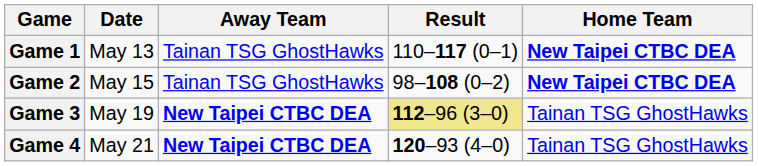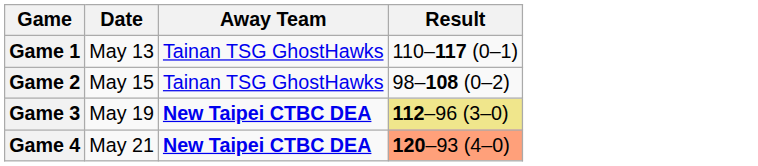- column: (637, 20)
(451, 144) no background -> (451, 144) lightsalmon background
